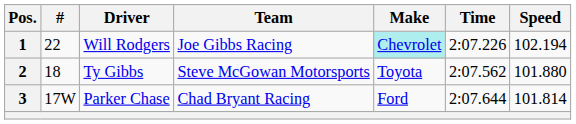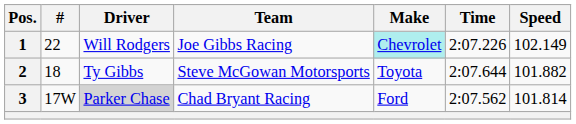(540, 44) 102.194 -> (540, 44) 102.149
(478, 71) 2:07.562 -> (478, 71) 2:07.644
(540, 71) 101.880 -> (540, 71) 101.882
(127, 98) no background -> (127, 98) lightgrey background
(478, 98) 2:07.644 -> (478, 98) 2:07.562
